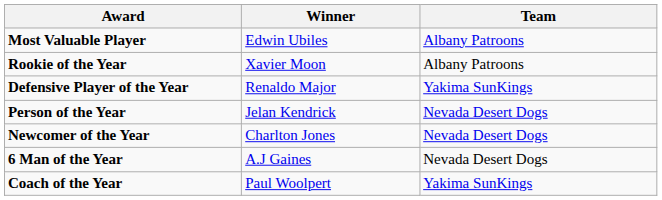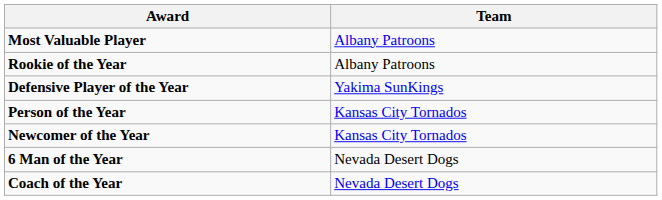- column: (331, 16)
(485, 111) Nevada Desert Dogs -> (400, 111) Kansas City Tornados
(485, 135) Nevada Desert Dogs -> (400, 135) Kansas City Tornados
(478, 183) Yakima SunKings -> (396, 183) Nevada Desert Dogs
